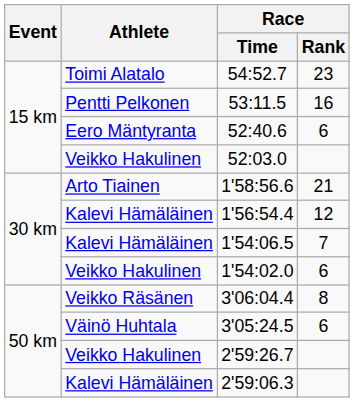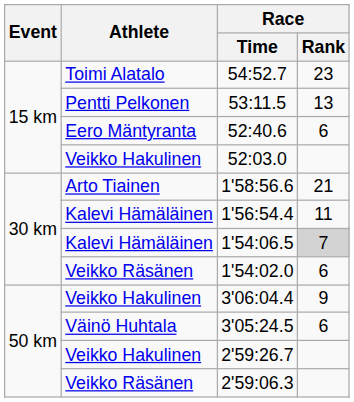(323, 103) 16 -> (323, 103) 13
(323, 215) 12 -> (323, 215) 11
(323, 243) no background -> (323, 243) lightgrey background
(133, 271) Veikko Hakulinen -> (129, 271) Veikko Räsänen
(129, 299) Veikko Räsänen -> (133, 299) Veikko Hakulinen
(323, 299) 8 -> (323, 299) 9
(139, 383) Kalevi Hämäläinen -> (129, 383) Veikko Räsänen
